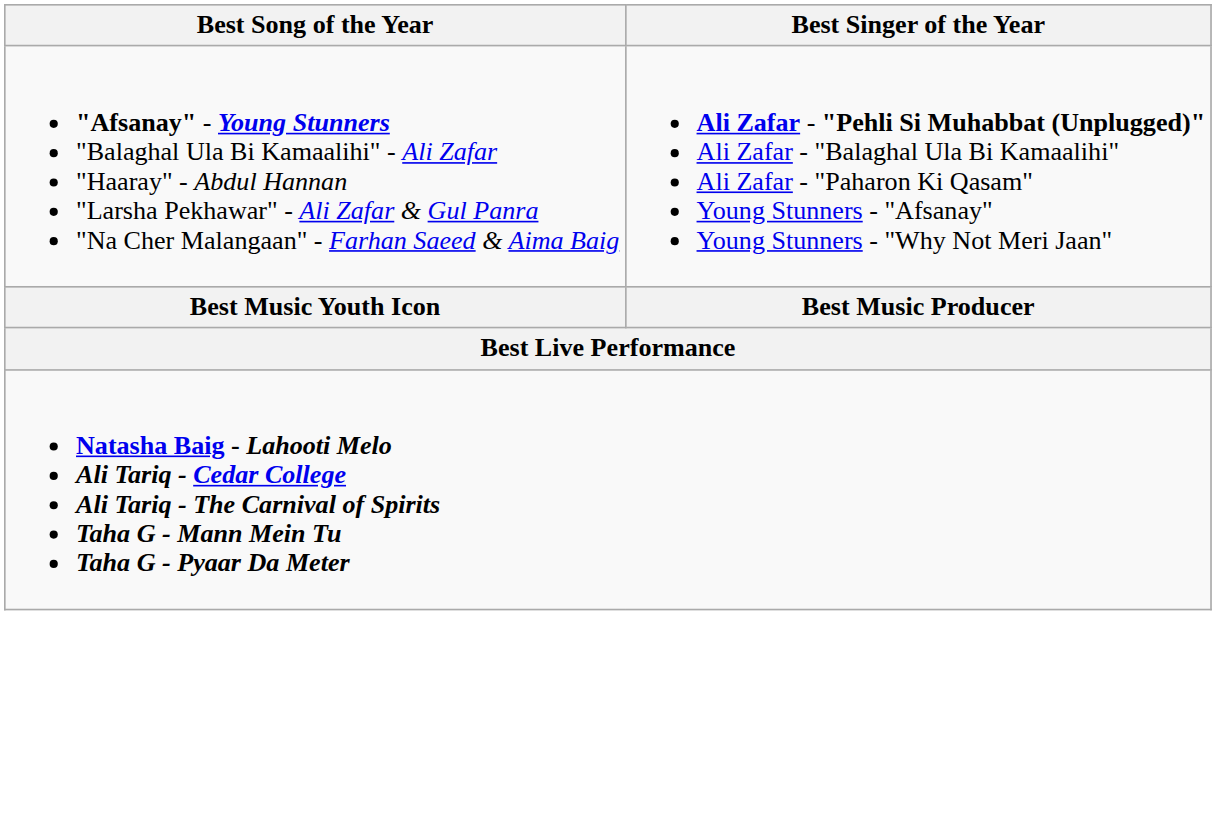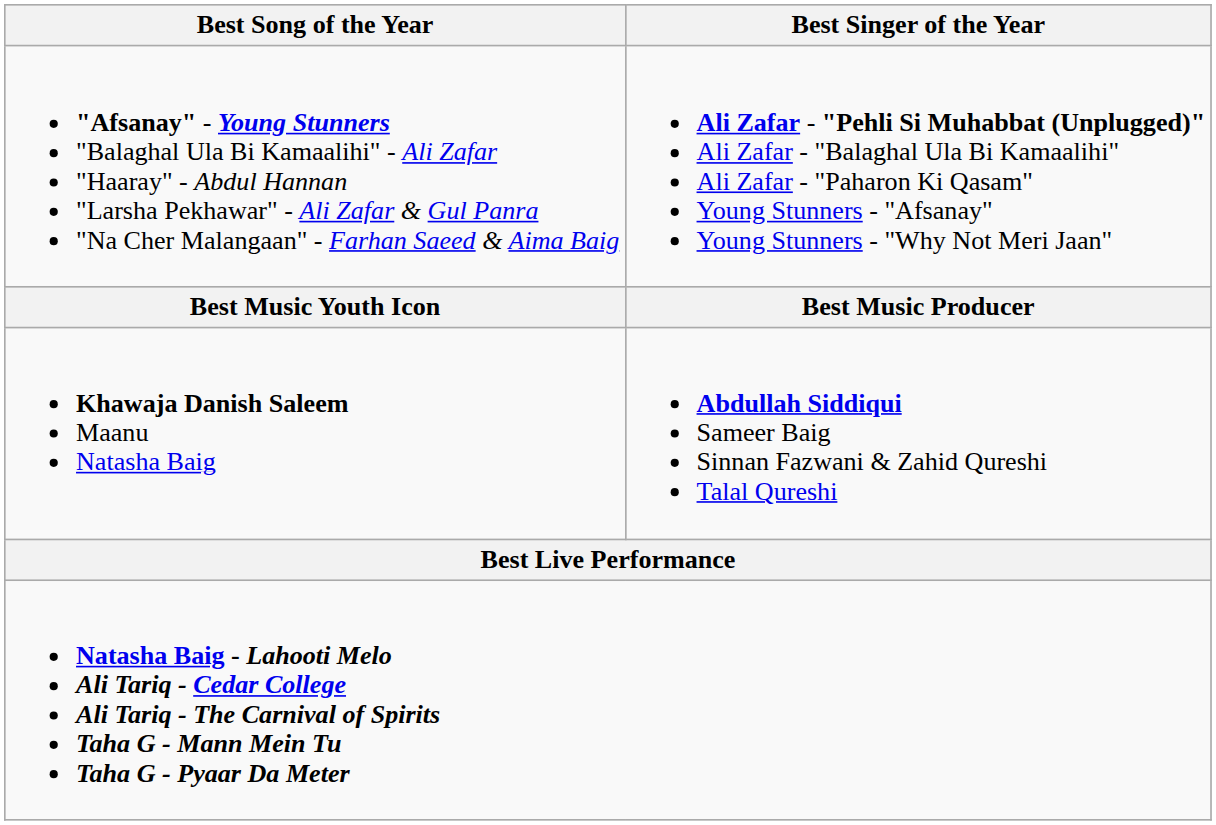+ row: (315, 433)
